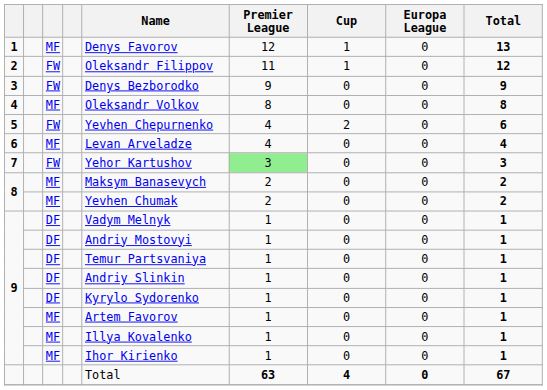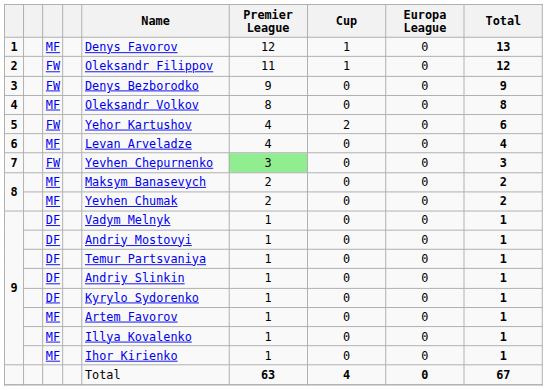(149, 124) Yevhen Chepurnenko -> (138, 124) Yehor Kartushov
(138, 163) Yehor Kartushov -> (149, 163) Yevhen Chepurnenko
